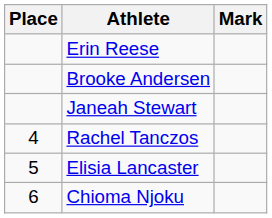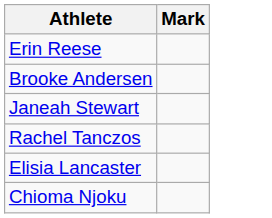- column: (33, 19)
